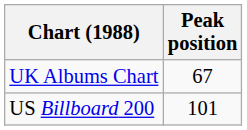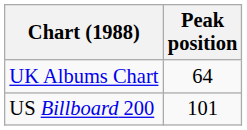(203, 76) 67 -> (203, 76) 64
